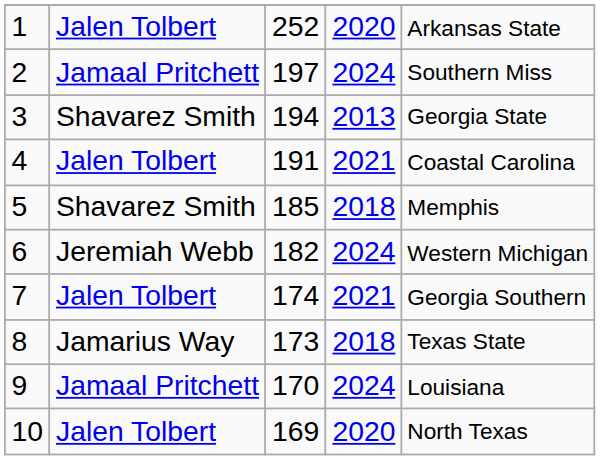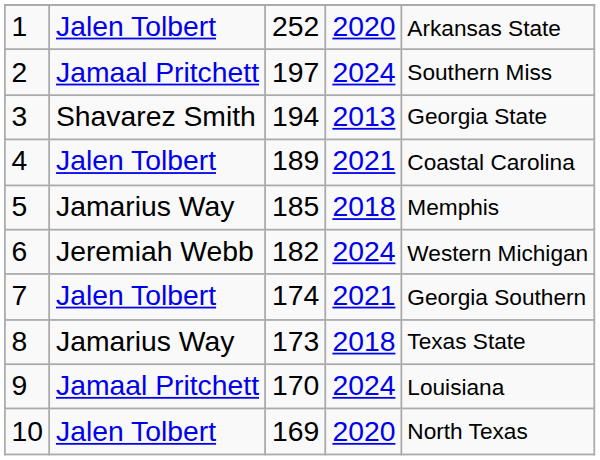(296, 161) 191 -> (296, 161) 189
(156, 206) Shavarez Smith -> (145, 206) Jamarius Way
